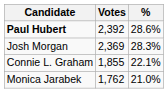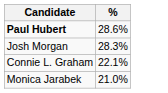- column: (112, 12)
